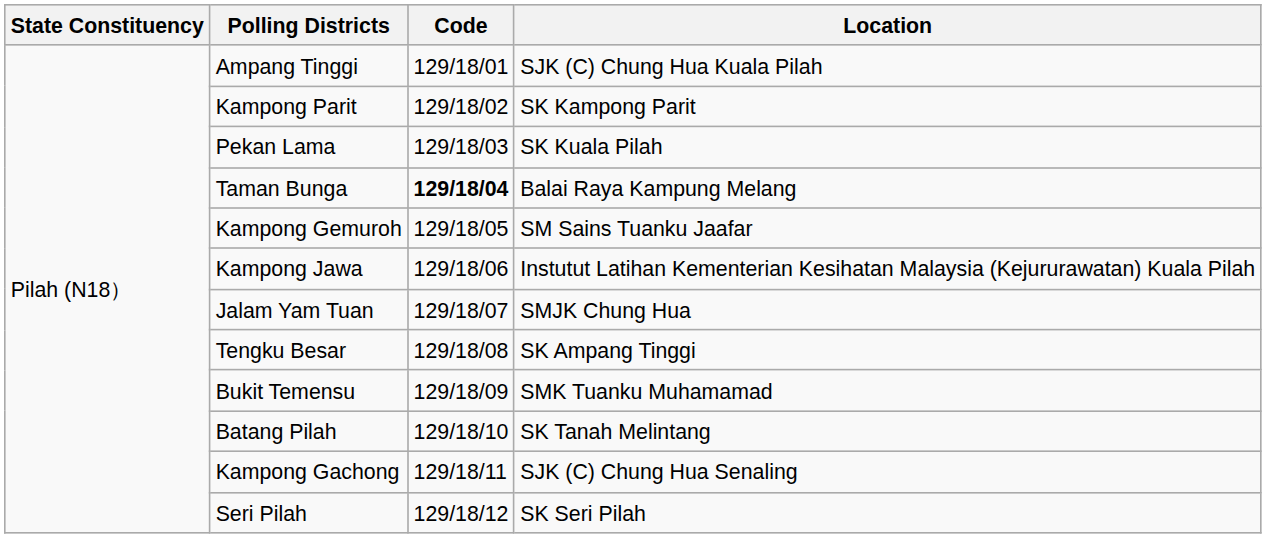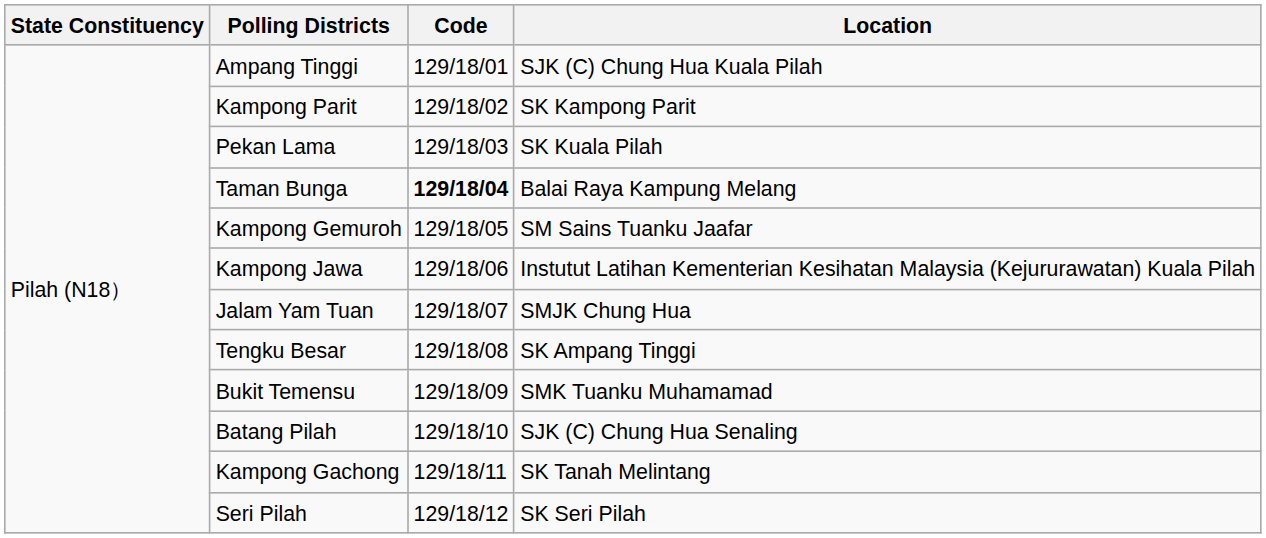(616, 432) SK Tanah Melintang -> (659, 432) SJK (C) Chung Hua Senaling
(659, 472) SJK (C) Chung Hua Senaling -> (616, 472) SK Tanah Melintang
